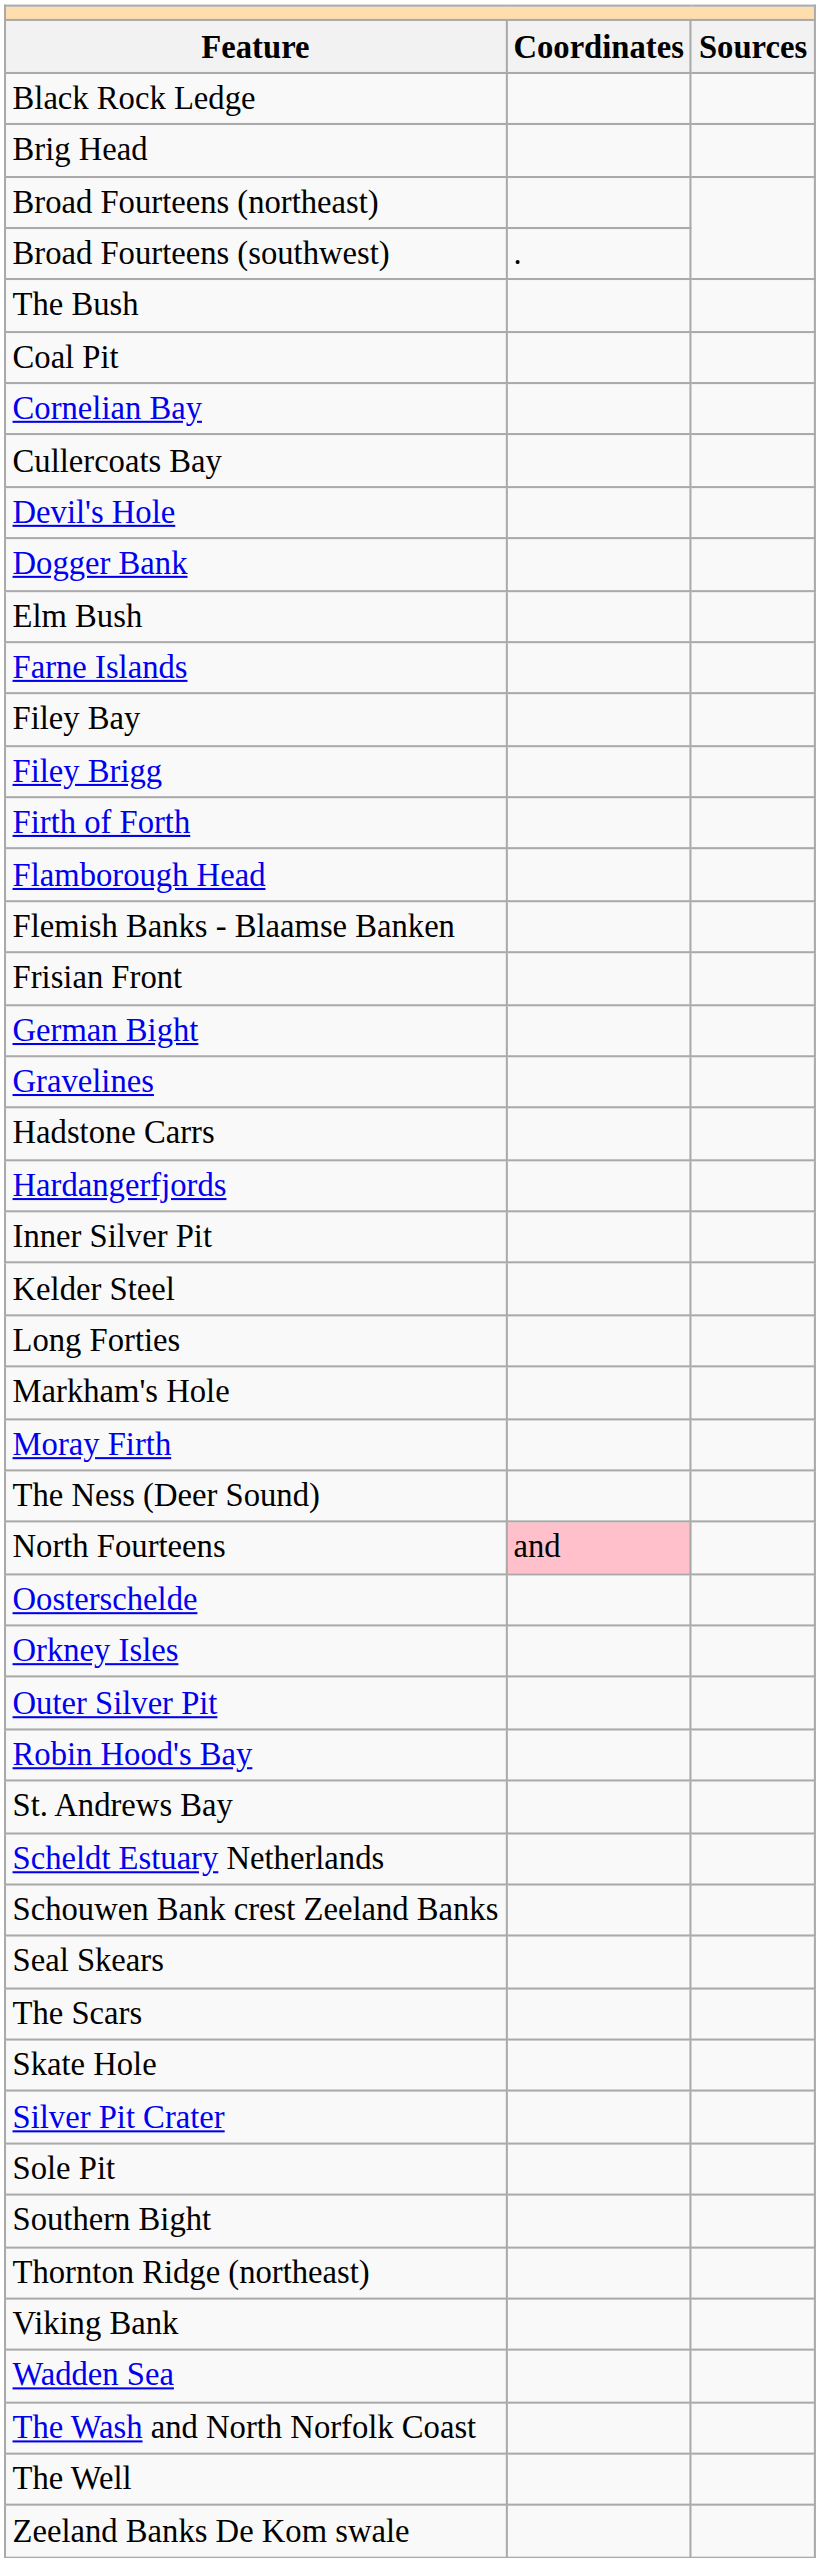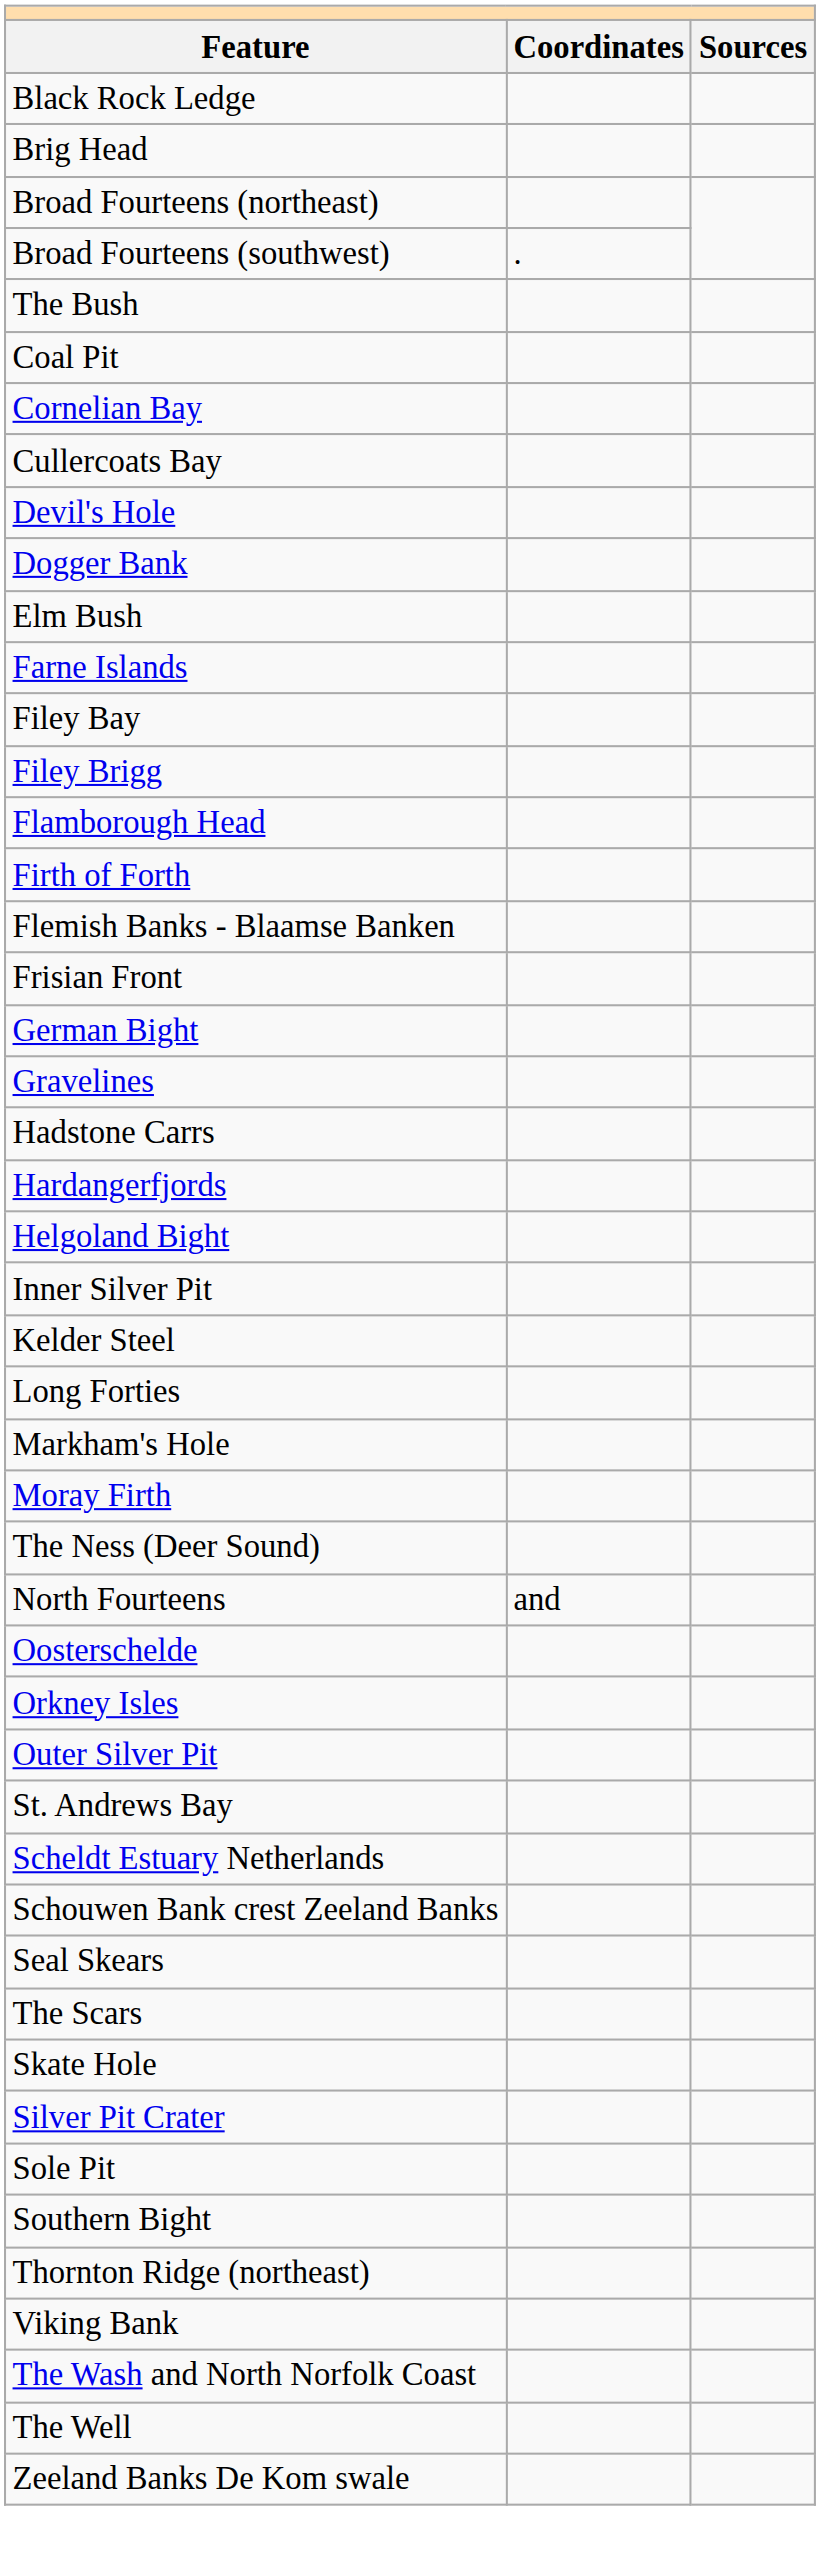rows swapped: (101, 822) <-> (139, 874)
+ row: (121, 1236)
(537, 1547) pink background -> (537, 1599) no background
- row: (132, 1754)
- row: (93, 2375)
